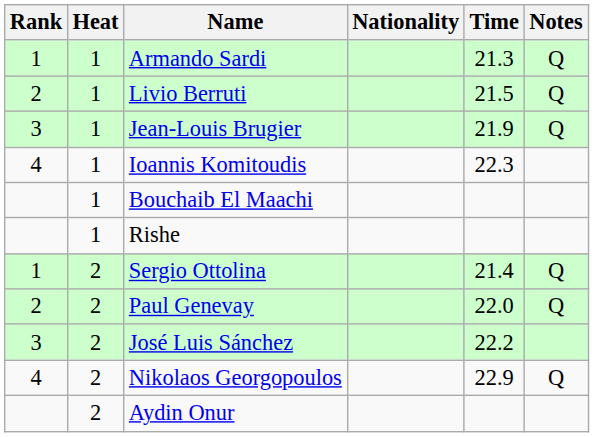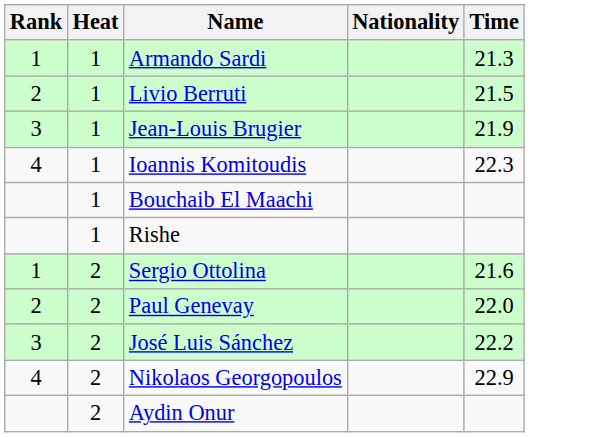- column: (556, 22)
(494, 270) 21.4 -> (494, 270) 21.6
